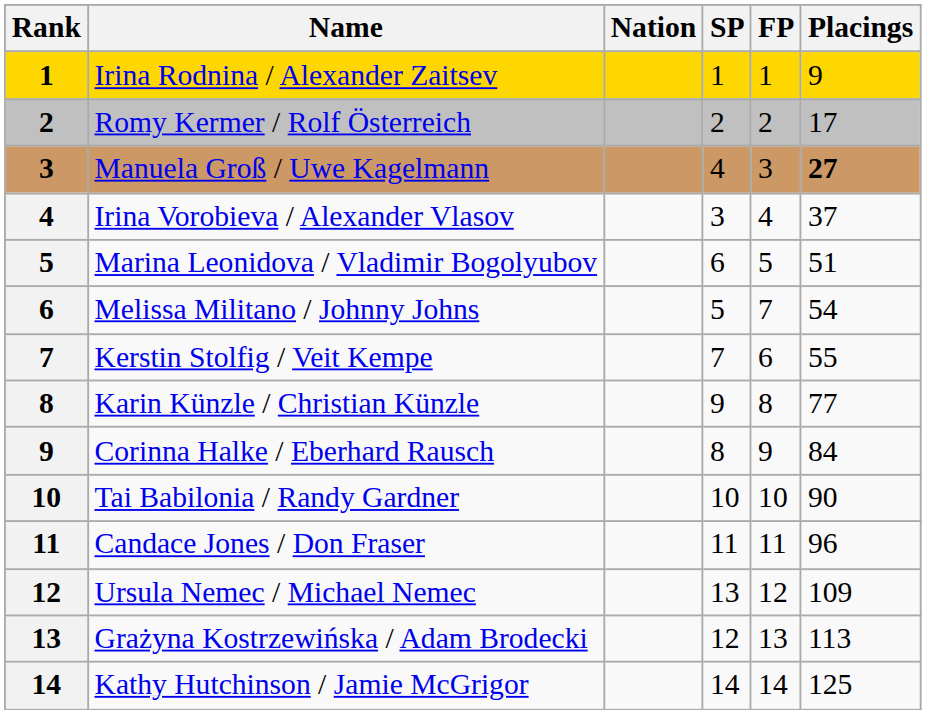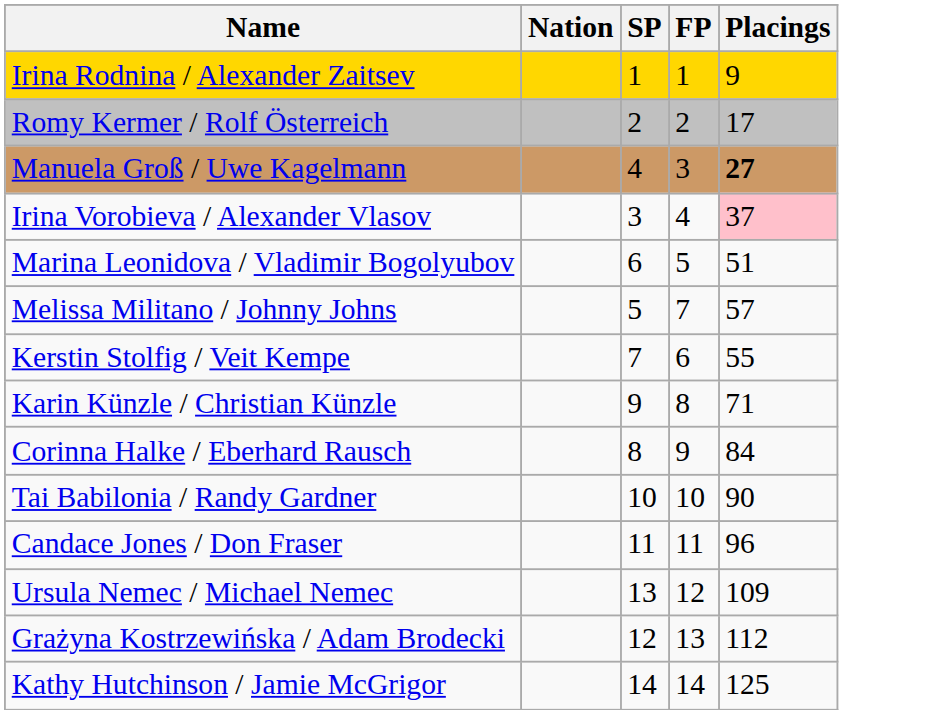- column: (46, 27)
(823, 215) no background -> (740, 215) pink background
(823, 309) 54 -> (740, 309) 57
(823, 403) 77 -> (740, 403) 71
(830, 638) 113 -> (747, 638) 112
